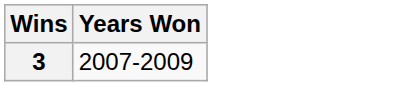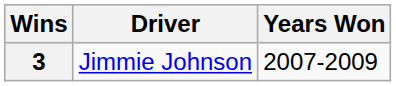+ column: (165, 24)
